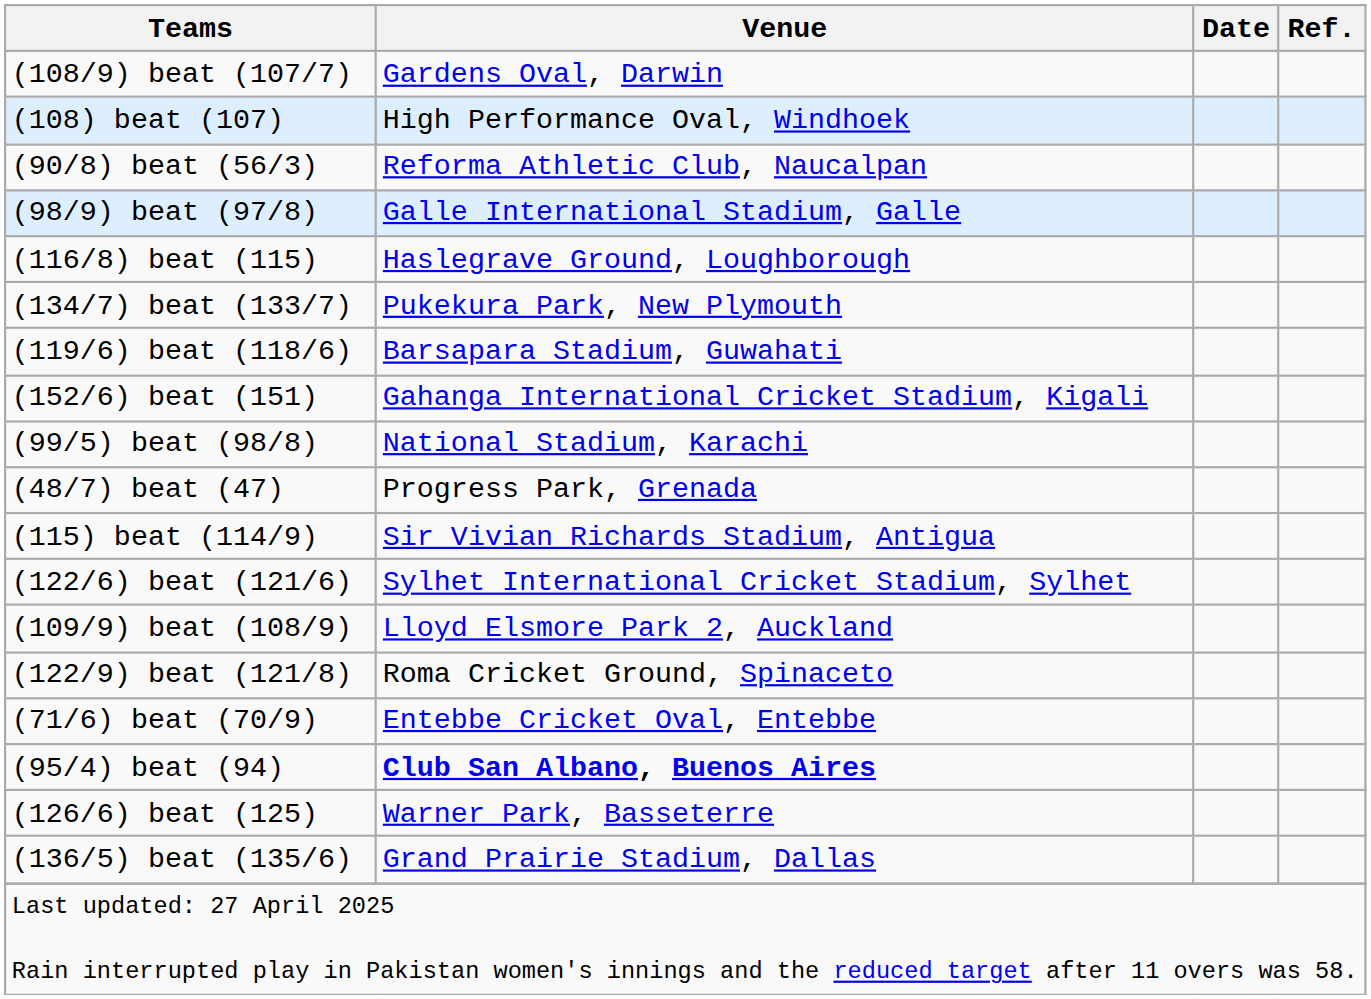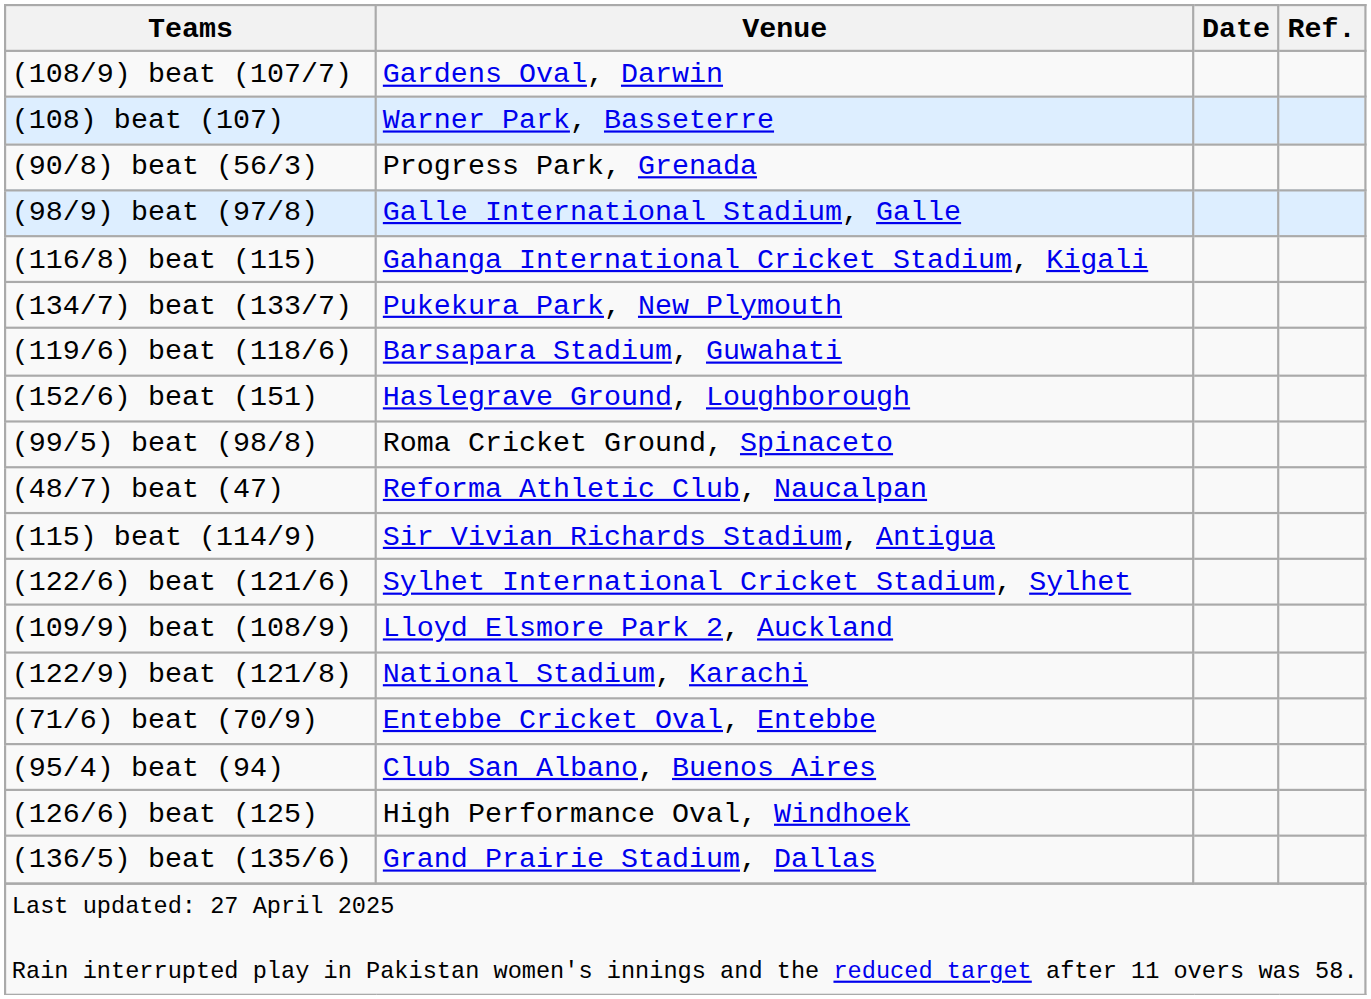(646, 121) High Performance Oval, Windhoek -> (578, 121) Warner Park, Basseterre
(655, 167) Reforma Athletic Club, Naucalpan -> (570, 167) Progress Park, Grenada
(646, 259) Haslegrave Ground, Loughborough -> (766, 259) Gahanga International Cricket Stadium, Kigali
(766, 398) Gahanga International Cricket Stadium, Kigali -> (646, 398) Haslegrave Ground, Loughborough
(595, 444) National Stadium, Karachi -> (638, 444) Roma Cricket Ground, Spinaceto
(570, 490) Progress Park, Grenada -> (655, 490) Reforma Athletic Club, Naucalpan
(638, 675) Roma Cricket Ground, Spinaceto -> (595, 675) National Stadium, Karachi
(629, 767) bold -> (629, 767) normal
(578, 813) Warner Park, Basseterre -> (646, 813) High Performance Oval, Windhoek
